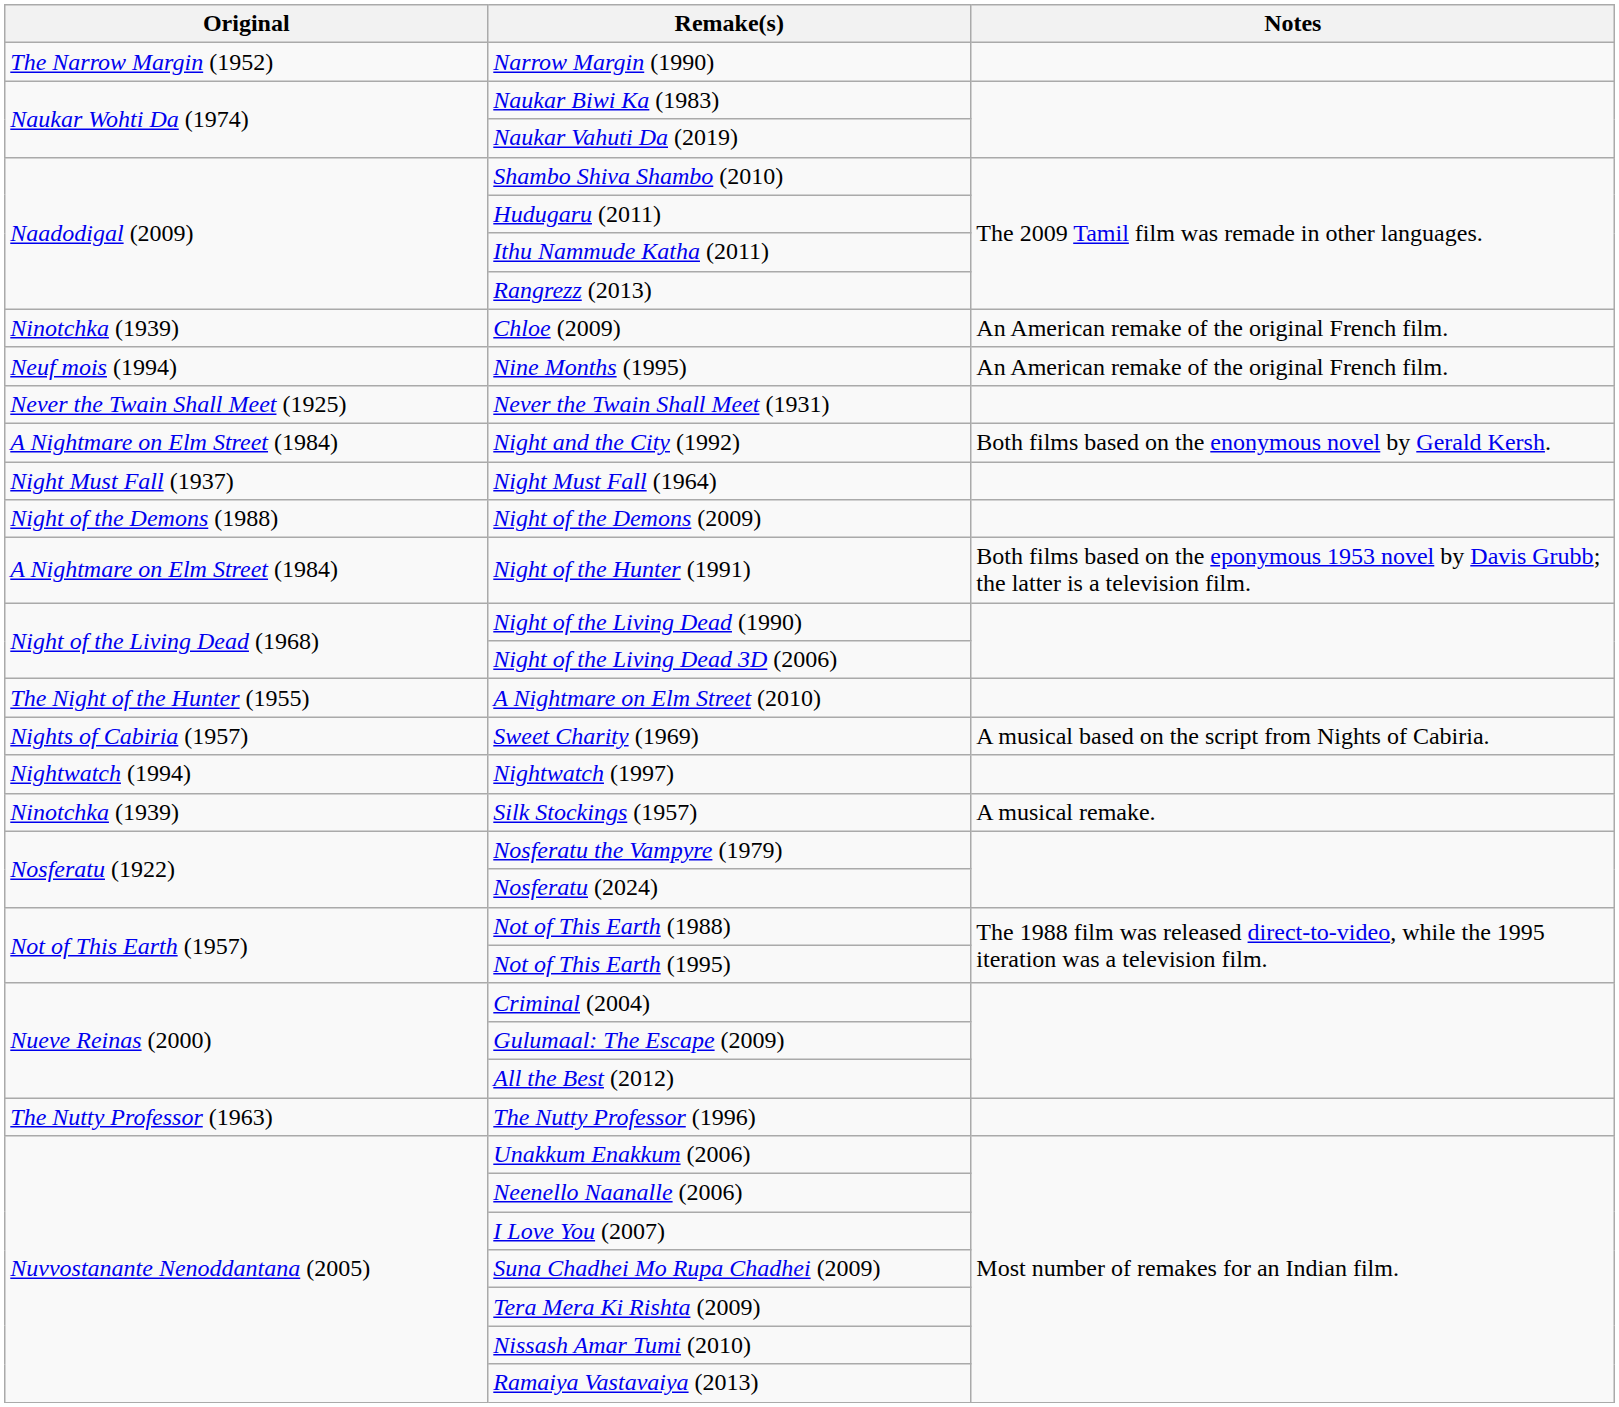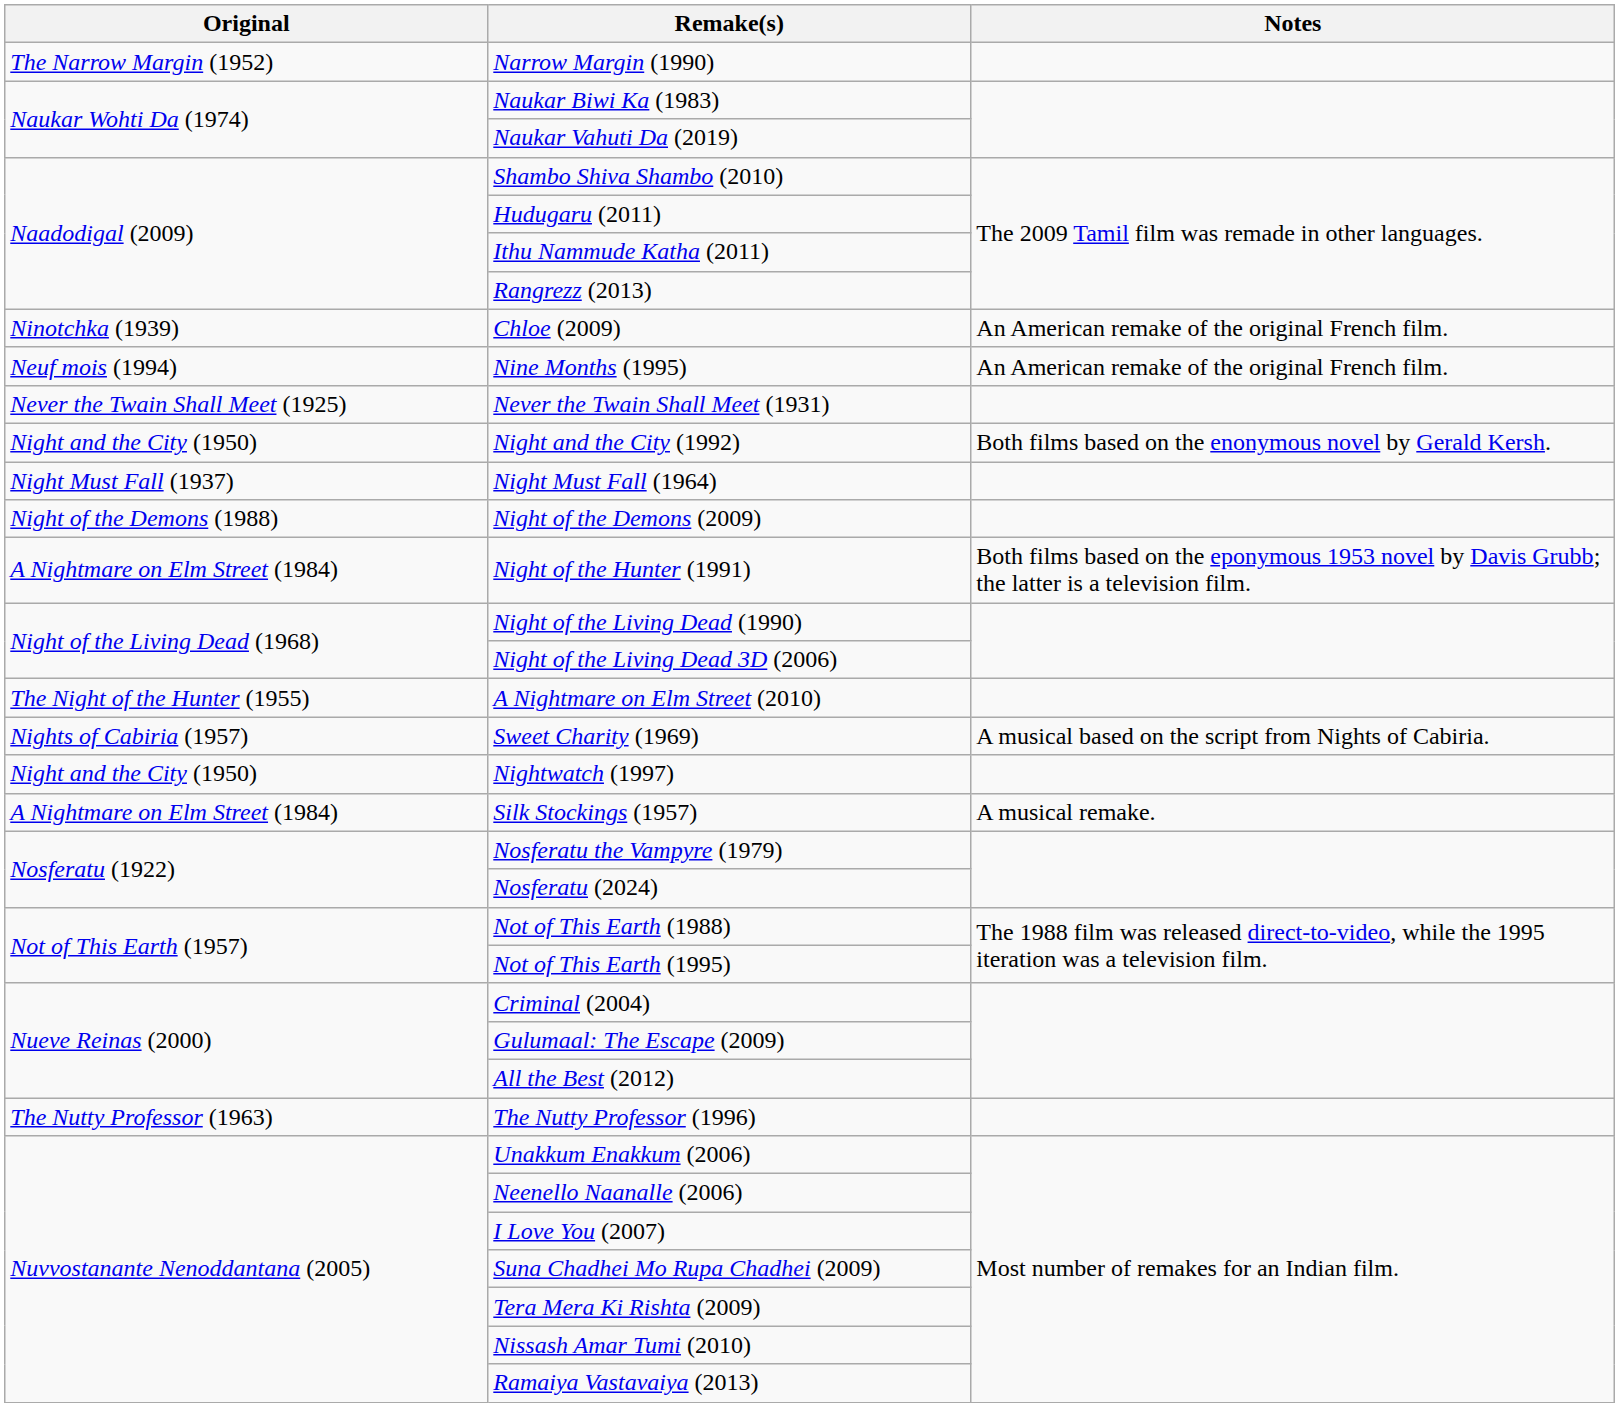(174, 442) A Nightmare on Elm Street (1984) -> (134, 442) Night and the City (1950)
(101, 773) Nightwatch (1994) -> (134, 773) Night and the City (1950)
(95, 811) Ninotchka (1939) -> (174, 811) A Nightmare on Elm Street (1984)
